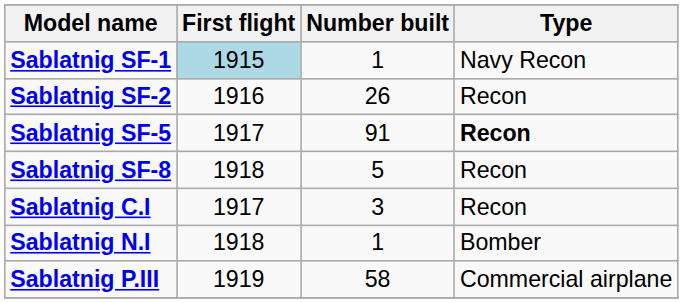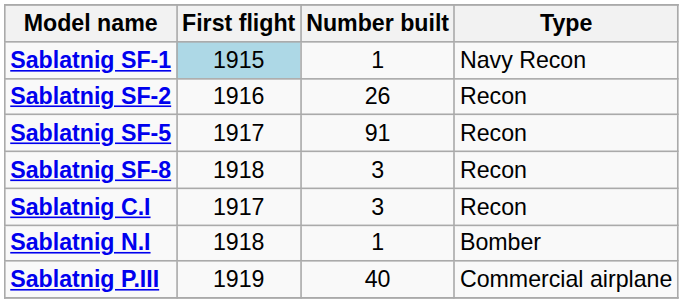(495, 133) bold -> (493, 133) normal
(378, 170) 5 -> (378, 170) 3
(378, 280) 58 -> (378, 280) 40
